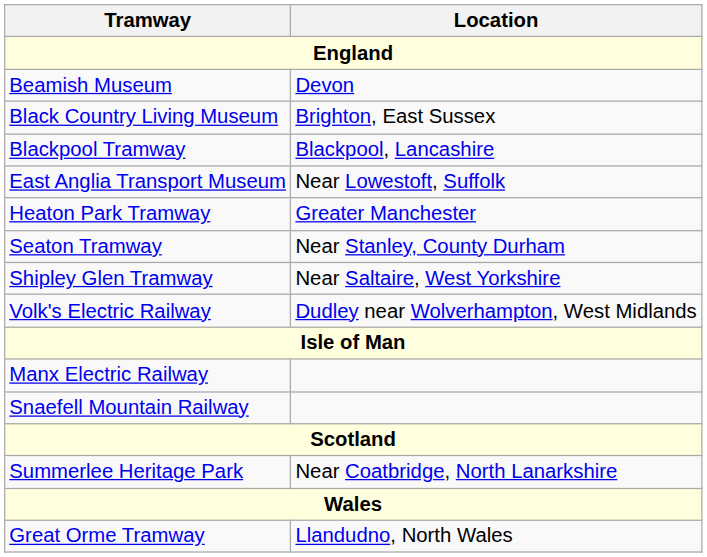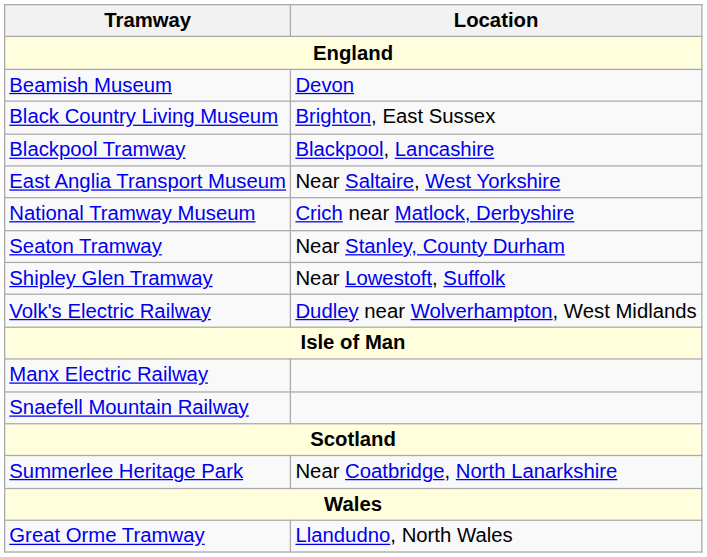(400, 181) Near Lowestoft, Suffolk -> (428, 181) Near Saltaire, West Yorkshire
- row: (110, 213)
+ row: (132, 213)
(428, 278) Near Saltaire, West Yorkshire -> (400, 278) Near Lowestoft, Suffolk
